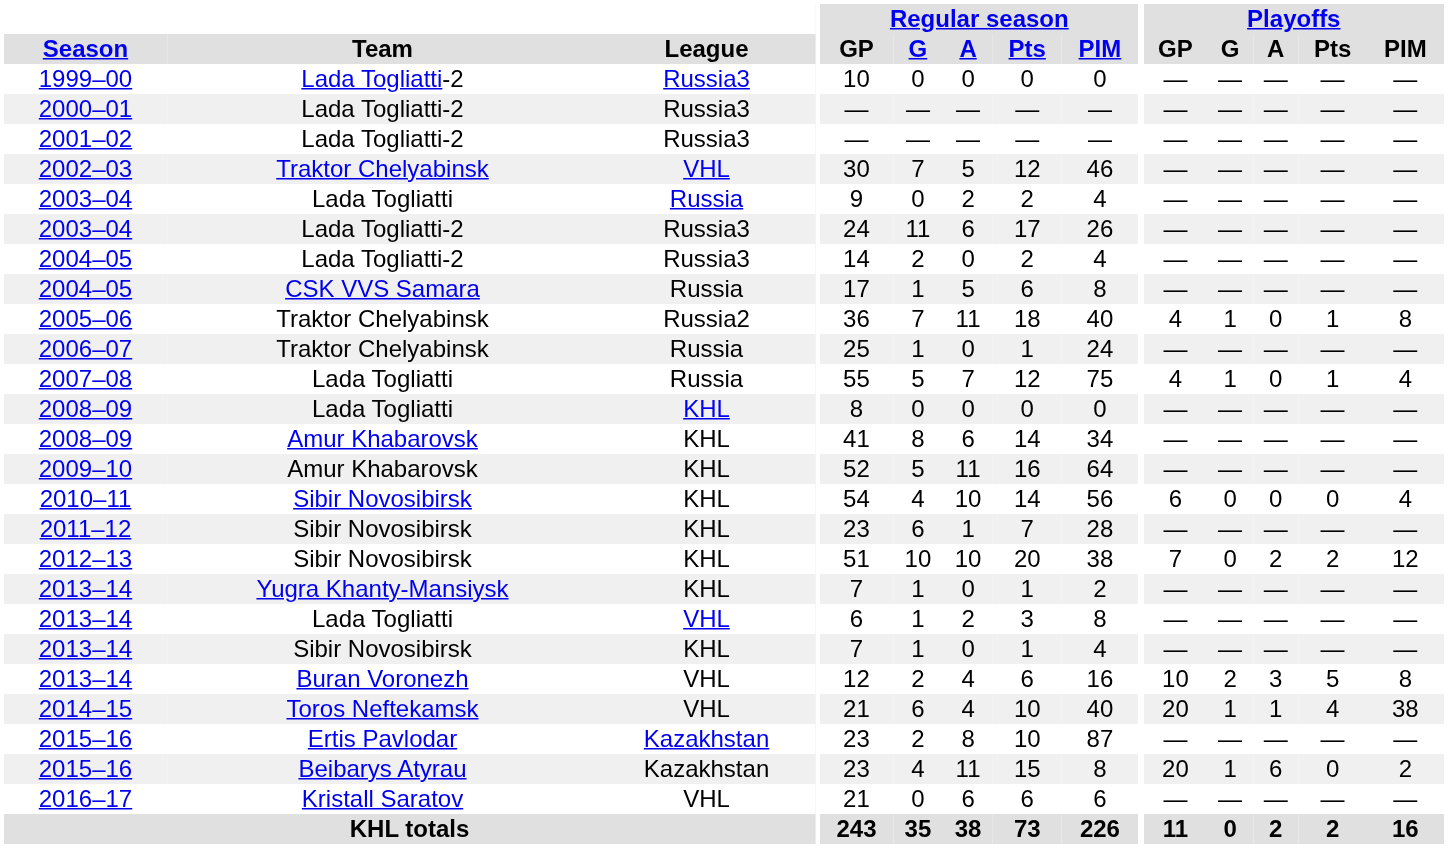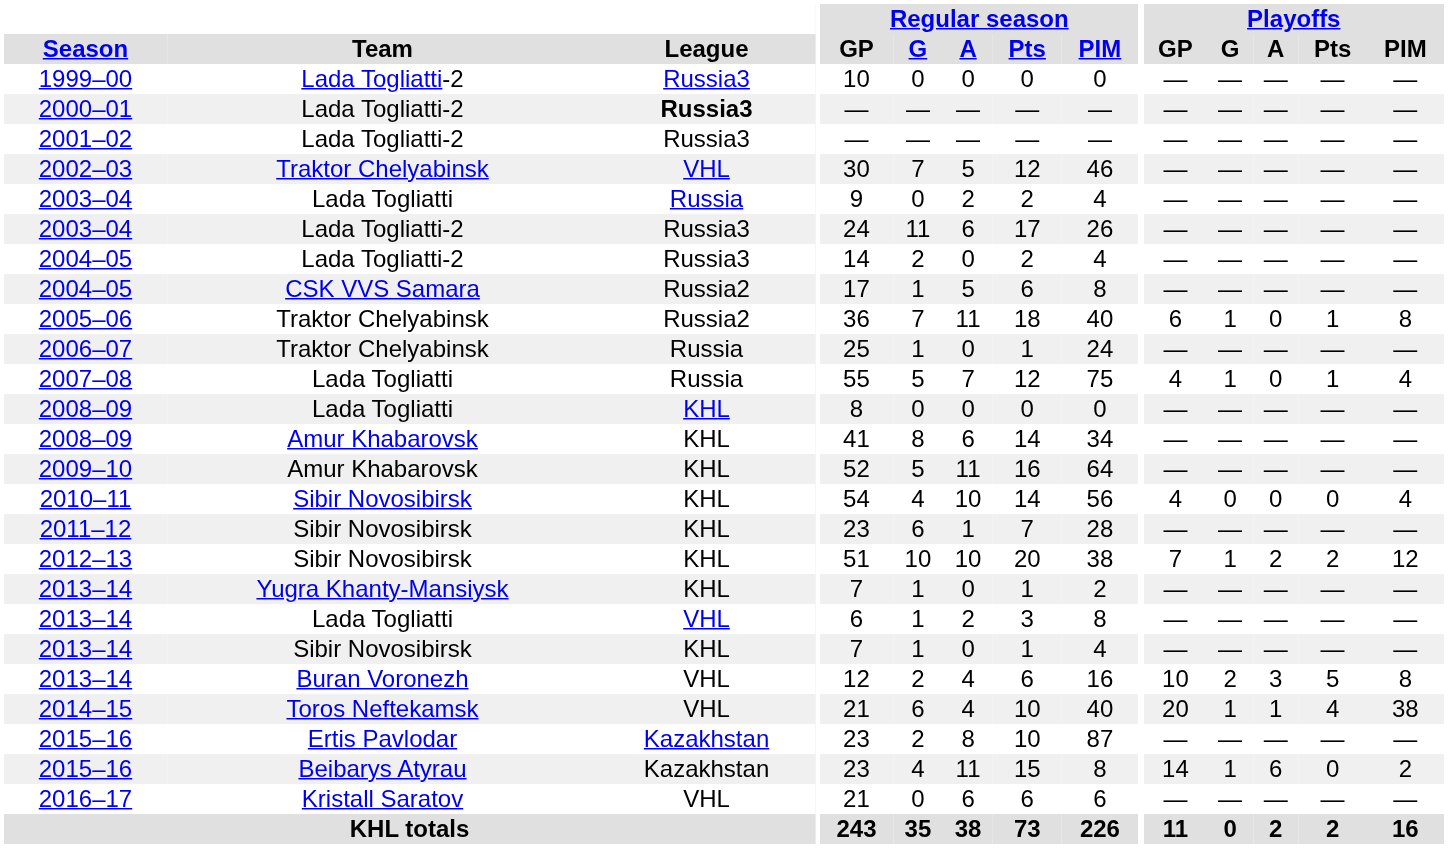(707, 108) normal -> (707, 108) bold
(707, 288) Russia -> (707, 288) Russia2
(1175, 318) 4 -> (1175, 318) 6
(1175, 498) 6 -> (1175, 498) 4
(1230, 558) 0 -> (1230, 558) 1
(1175, 768) 20 -> (1175, 768) 14
